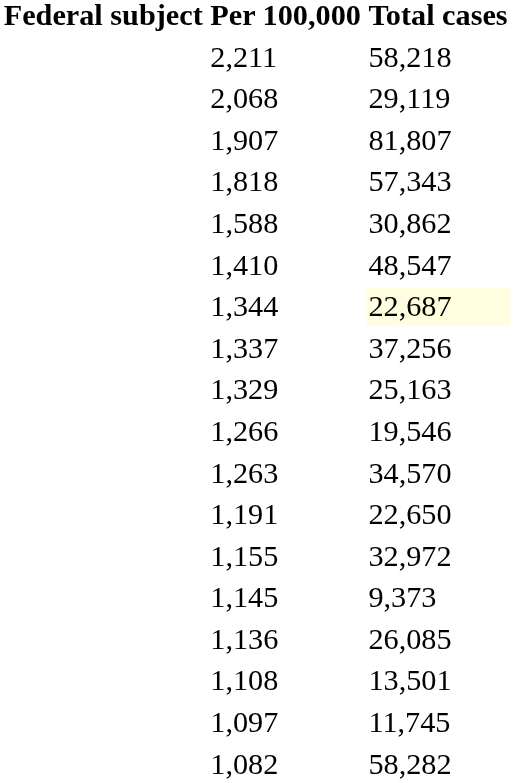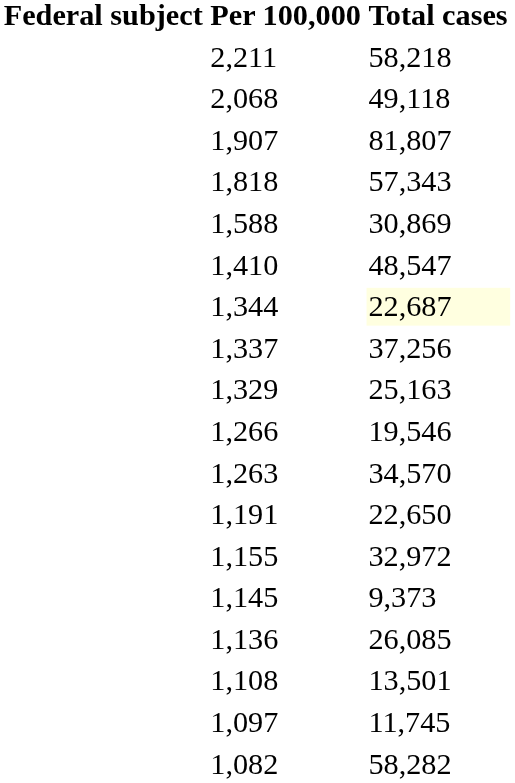(409, 98) 29,119 -> (409, 98) 49,118
(410, 223) 30,862 -> (410, 223) 30,869
